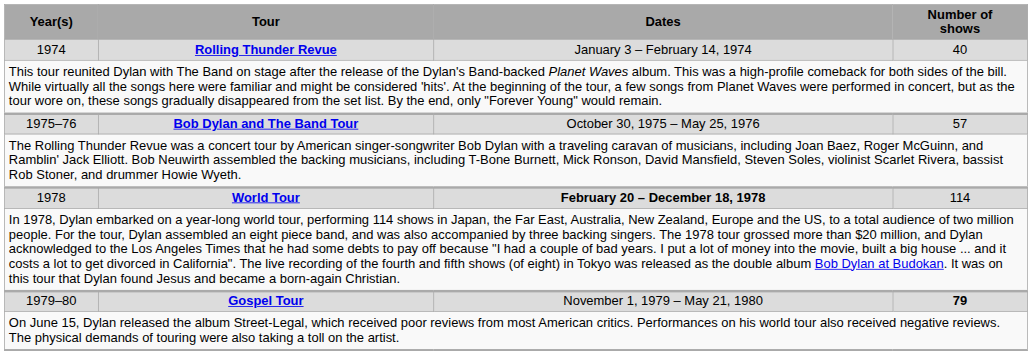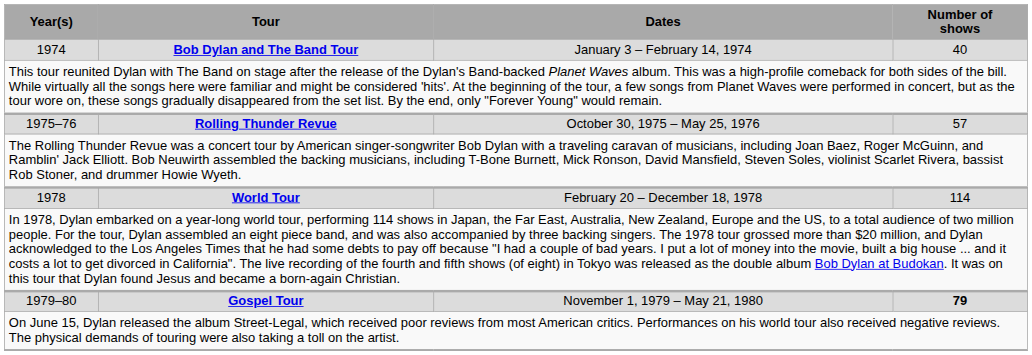(266, 49) Rolling Thunder Revue -> (266, 49) Bob Dylan and The Band Tour
(266, 123) Bob Dylan and The Band Tour -> (266, 123) Rolling Thunder Revue
(663, 197) bold -> (663, 197) normal
